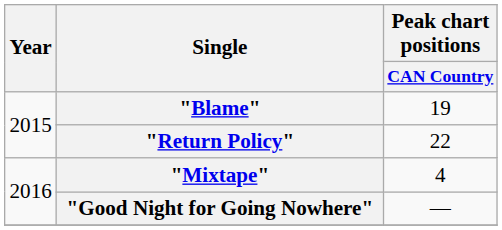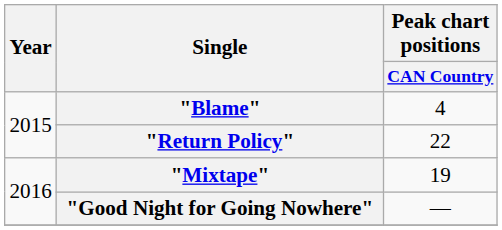(440, 107) 19 -> (440, 107) 4
(440, 174) 4 -> (440, 174) 19
